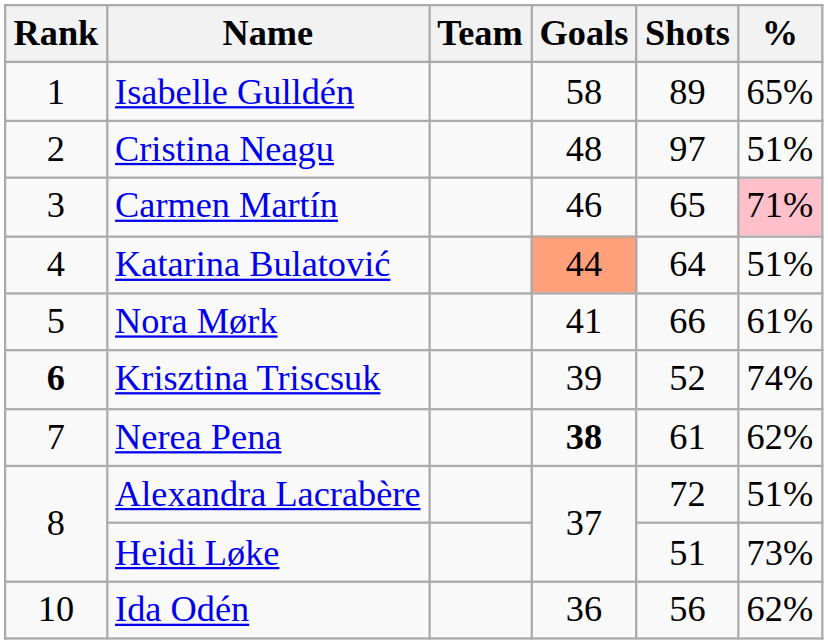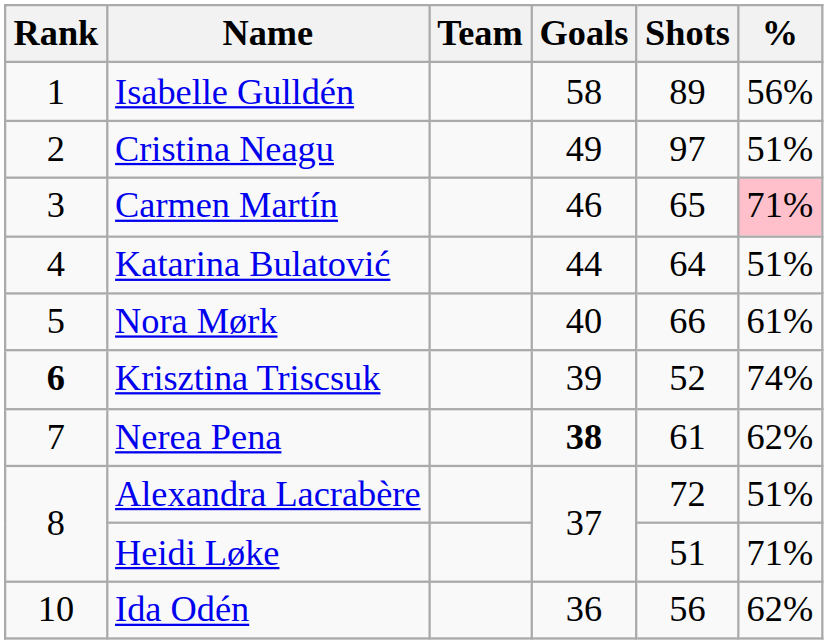(780, 90) 65% -> (780, 90) 56%
(584, 148) 48 -> (584, 148) 49
(584, 263) lightsalmon background -> (584, 263) no background
(584, 321) 41 -> (584, 321) 40
(780, 551) 73% -> (780, 551) 71%
